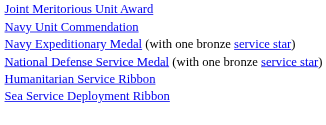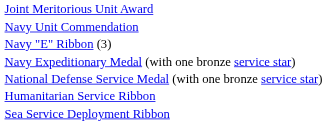+ row: (58, 44)
